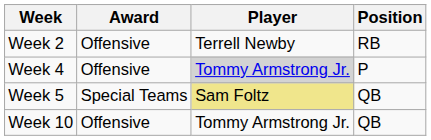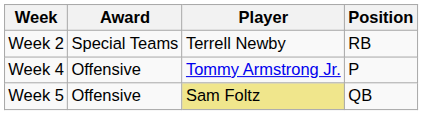(115, 43) Offensive -> (125, 43) Special Teams
(273, 69) lightgrey background -> (263, 69) no background
(134, 95) Special Teams -> (106, 95) Offensive
- row: (41, 122)
